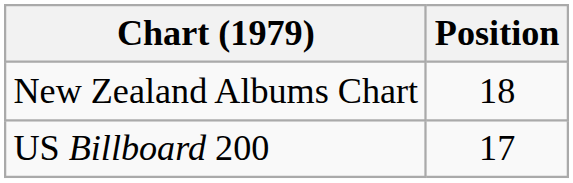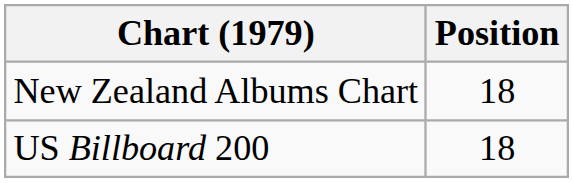(497, 147) 17 -> (497, 147) 18
